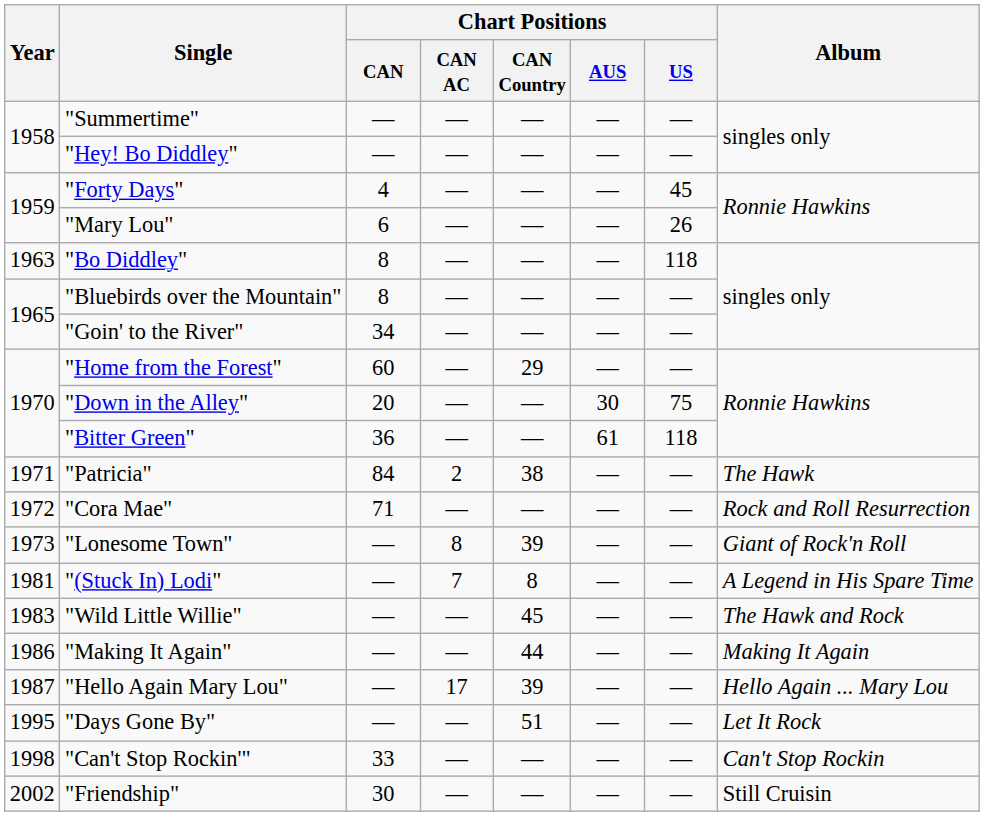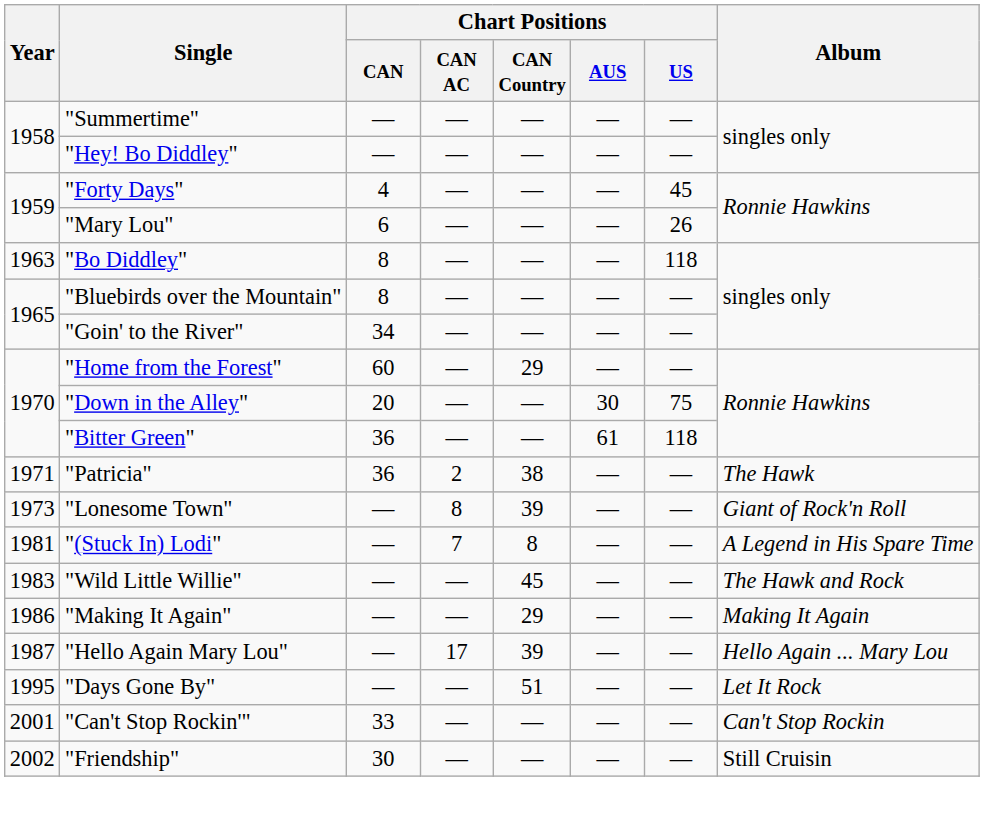(383, 473) 84 -> (383, 473) 36
- row: (119, 509)
(532, 651) 44 -> (532, 615) 29
(32, 757) 1998 -> (32, 722) 2001
